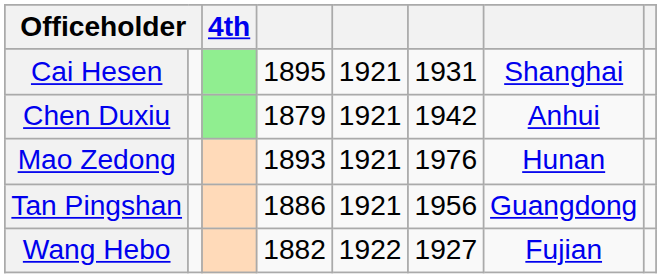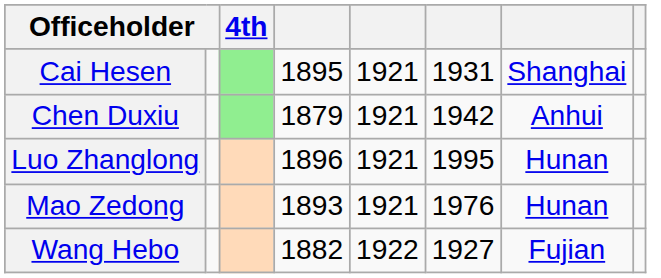+ row: (105, 160)
- row: (97, 205)
